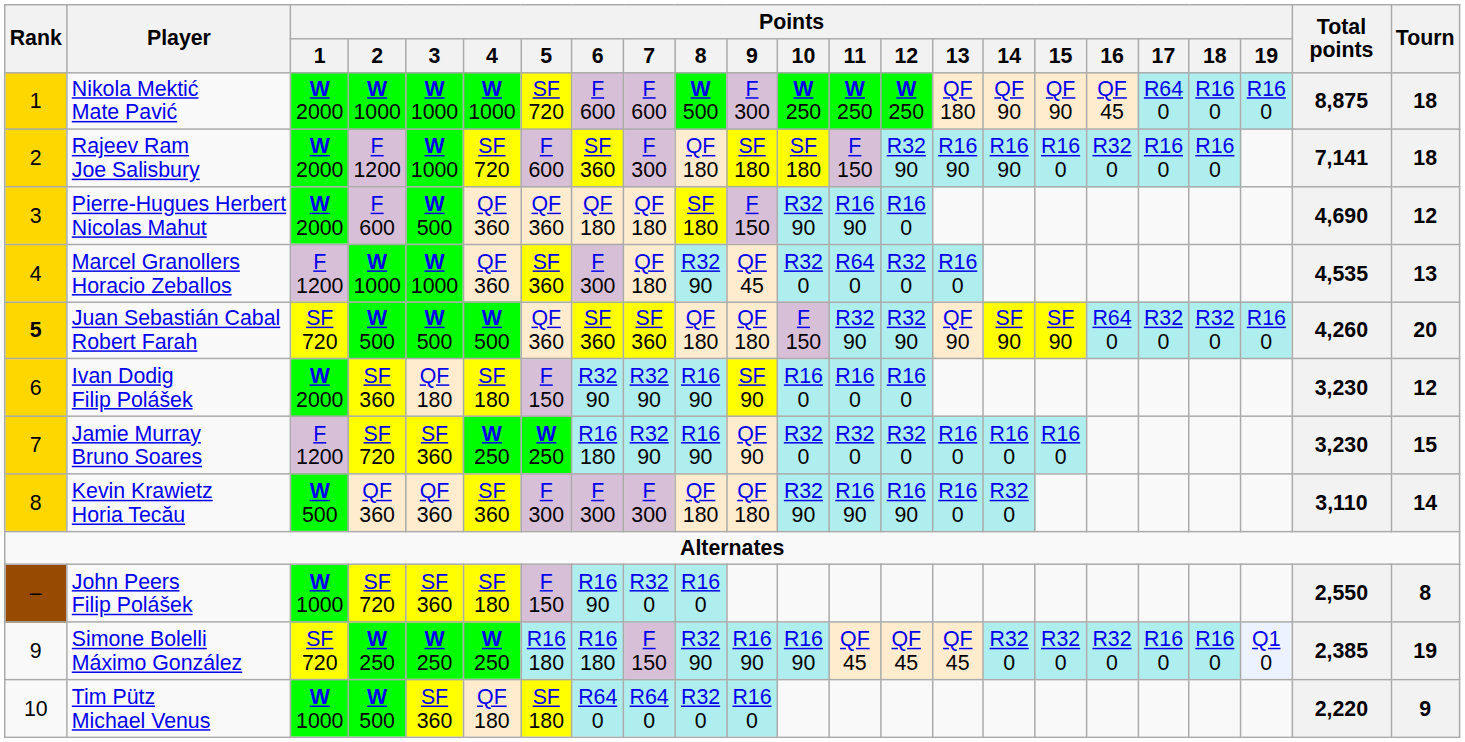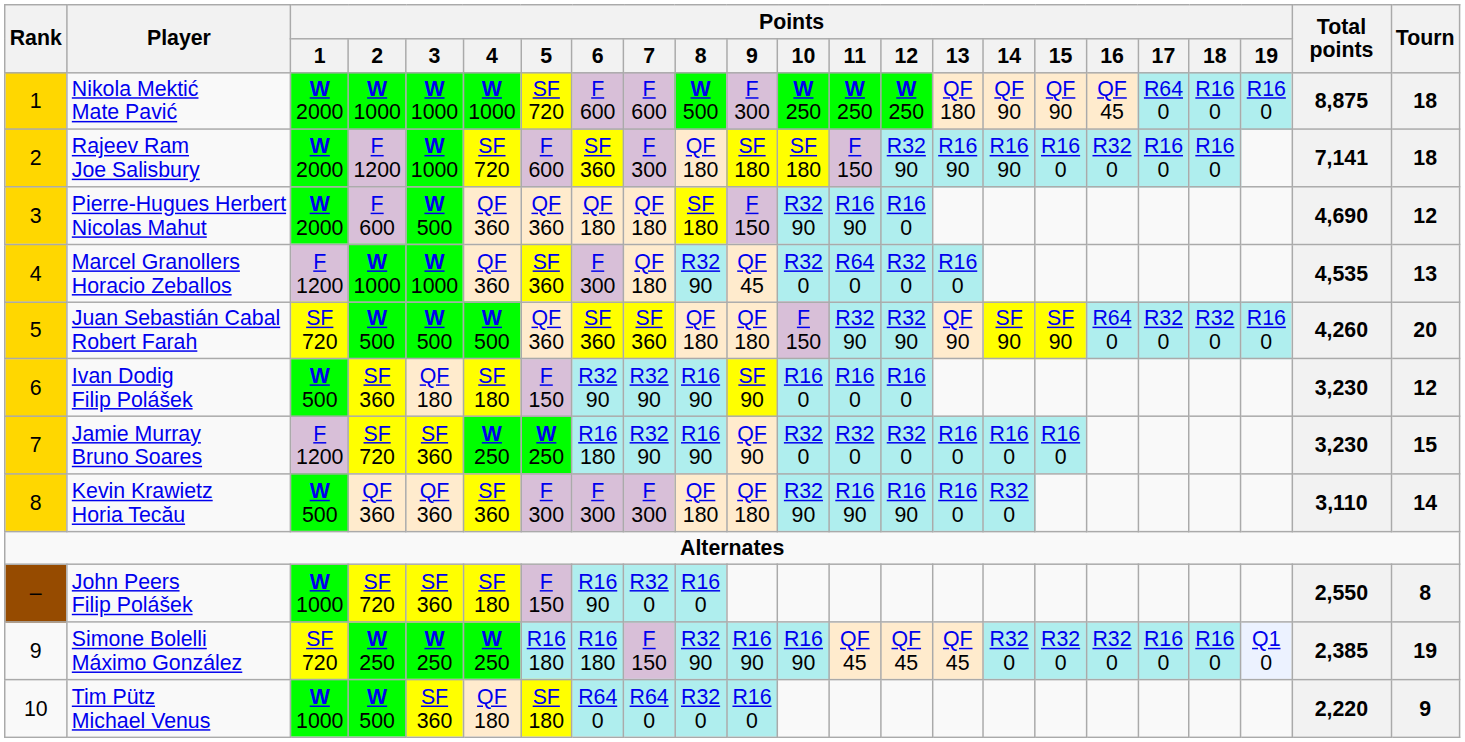(36, 331) bold -> (36, 331) normal
(320, 388) W 2000 -> (320, 388) W 500
